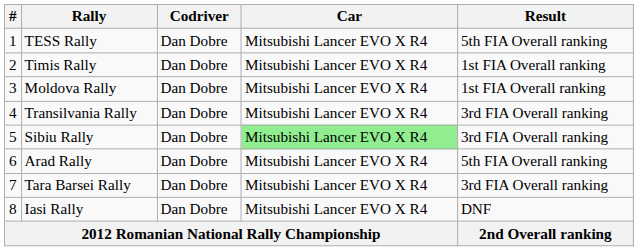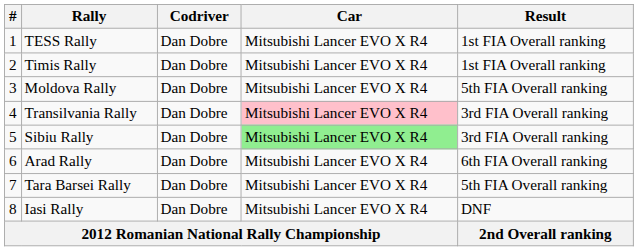(534, 40) 5th FIA Overall ranking -> (533, 40) 1st FIA Overall ranking
(533, 88) 1st FIA Overall ranking -> (534, 88) 5th FIA Overall ranking
(336, 112) no background -> (336, 112) pink background
(534, 161) 5th FIA Overall ranking -> (534, 161) 6th FIA Overall ranking
(535, 185) 3rd FIA Overall ranking -> (534, 185) 5th FIA Overall ranking
